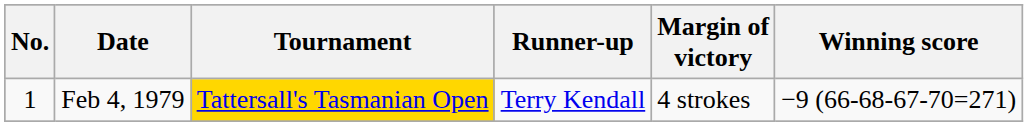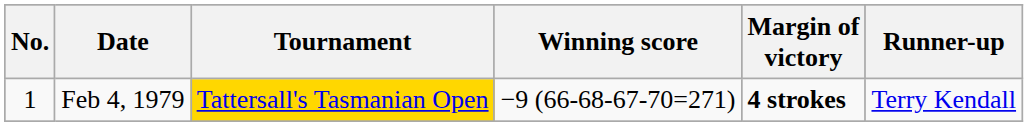columns swapped: (899, 41) <-> (573, 41)
(704, 99) normal -> (797, 99) bold
